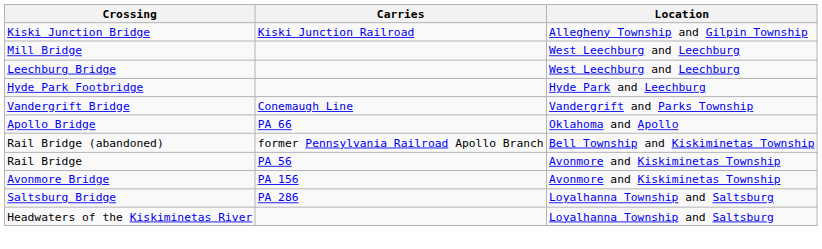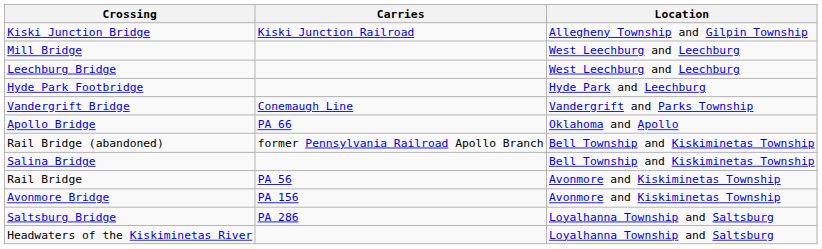+ row: (51, 161)
